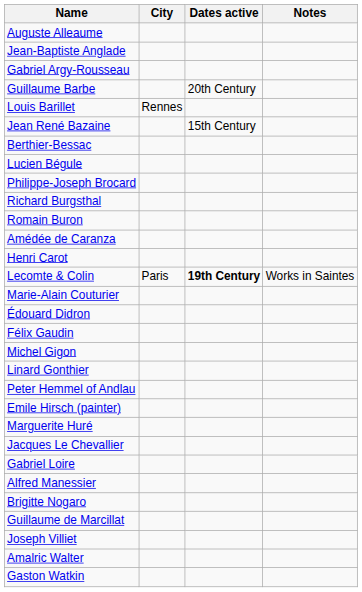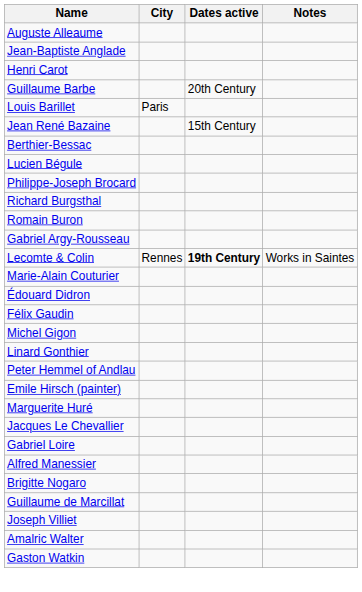rows swapped: (68, 70) <-> (37, 257)
(162, 107) Rennes -> (155, 107) Paris
- row: (61, 239)
(155, 276) Paris -> (162, 257) Rennes
